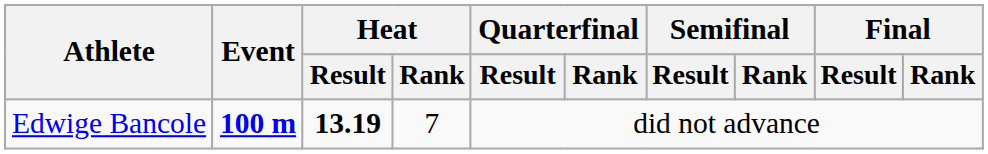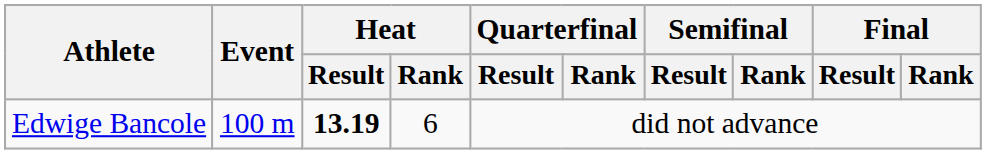(258, 123) bold -> (257, 123) normal
(432, 123) 7 -> (430, 123) 6
